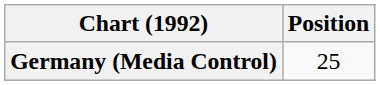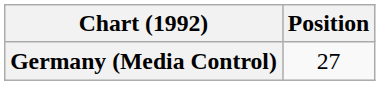(328, 60) 25 -> (328, 60) 27
